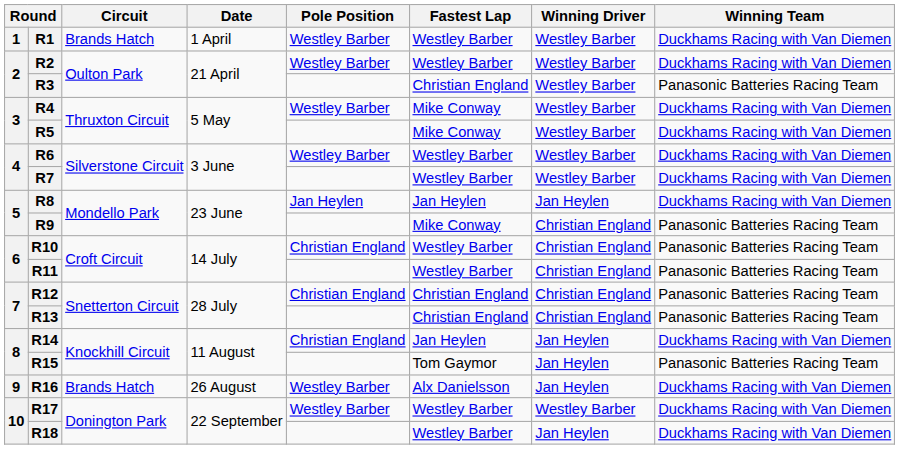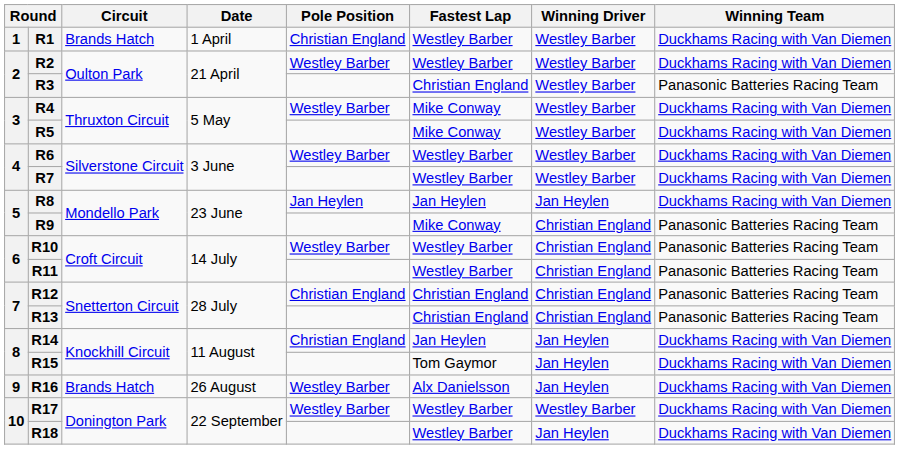(340, 39) Westley Barber -> (348, 39) Christian England
(348, 247) Christian England -> (340, 247) Westley Barber
(768, 363) Panasonic Batteries Racing Team -> (775, 363) Duckhams Racing with Van Diemen
